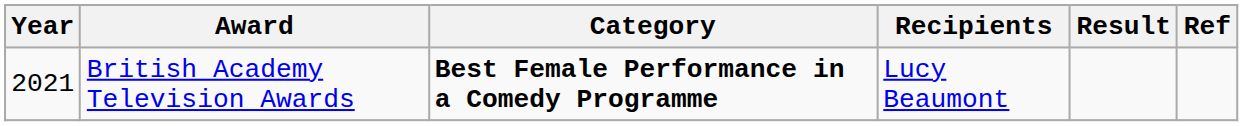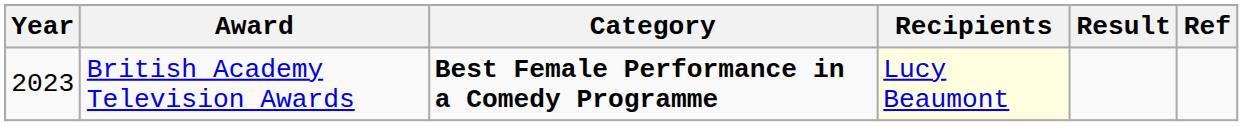(43, 84) 2021 -> (43, 84) 2023
(946, 84) no background -> (946, 84) lightyellow background
